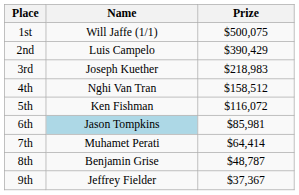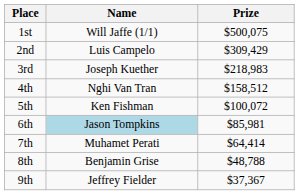(246, 50) $390,429 -> (246, 50) $309,429
(246, 106) $116,072 -> (246, 106) $100,072
(246, 161) $48,787 -> (246, 161) $48,788
